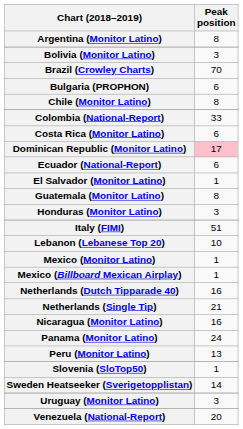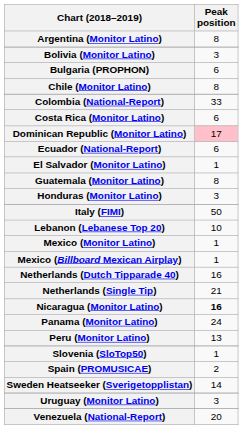- row: (99, 70)
(216, 228) 51 -> (216, 212) 50
(216, 322) normal -> (216, 306) bold
+ row: (99, 369)
